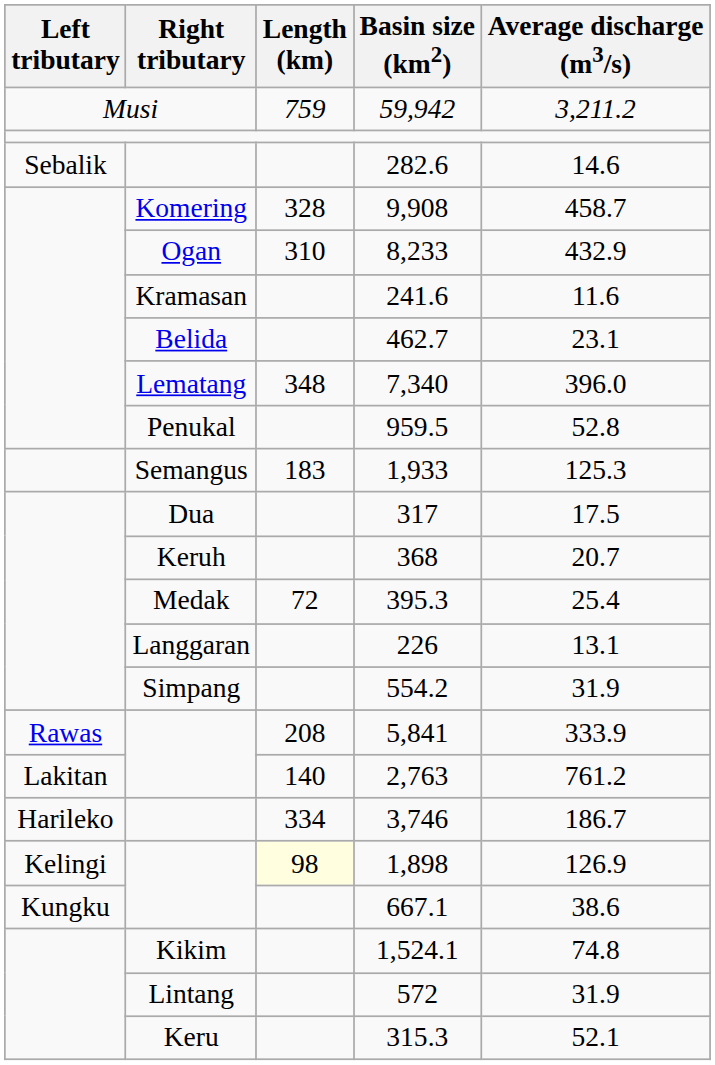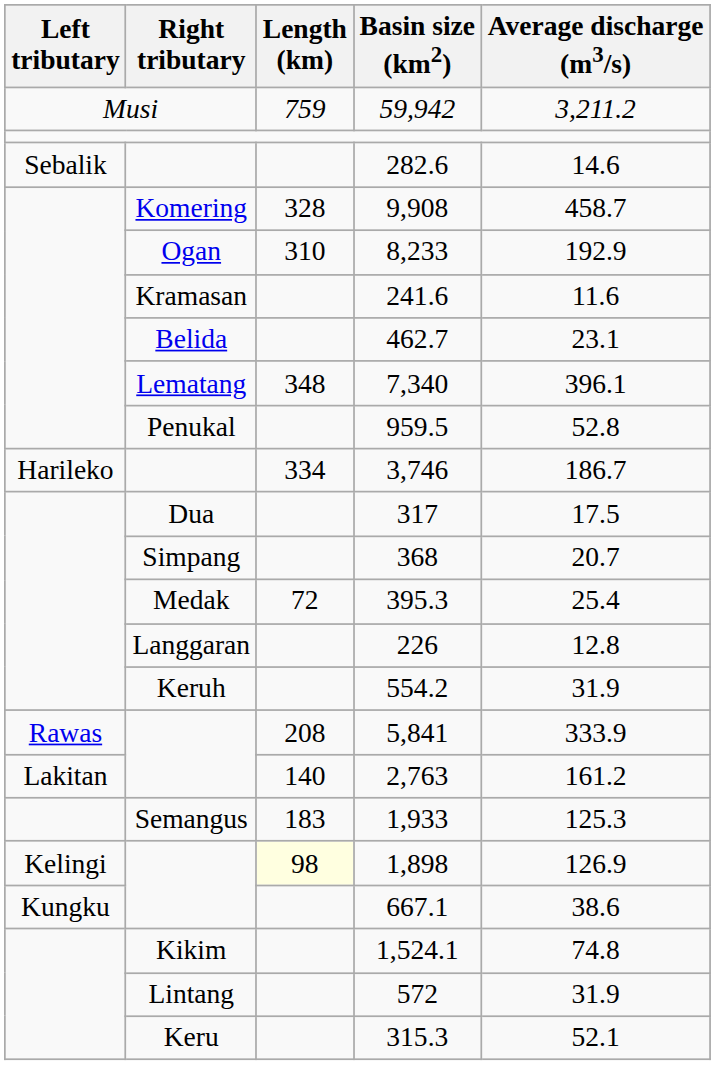(596, 251) 432.9 -> (596, 251) 192.9
(596, 382) 396.0 -> (596, 382) 396.1
rows swapped: (417, 819) <-> (417, 470)
(191, 557) Keruh -> (191, 557) Simpang
(596, 644) 13.1 -> (596, 644) 12.8
(191, 688) Simpang -> (191, 688) Keruh
(596, 775) 761.2 -> (596, 775) 161.2
